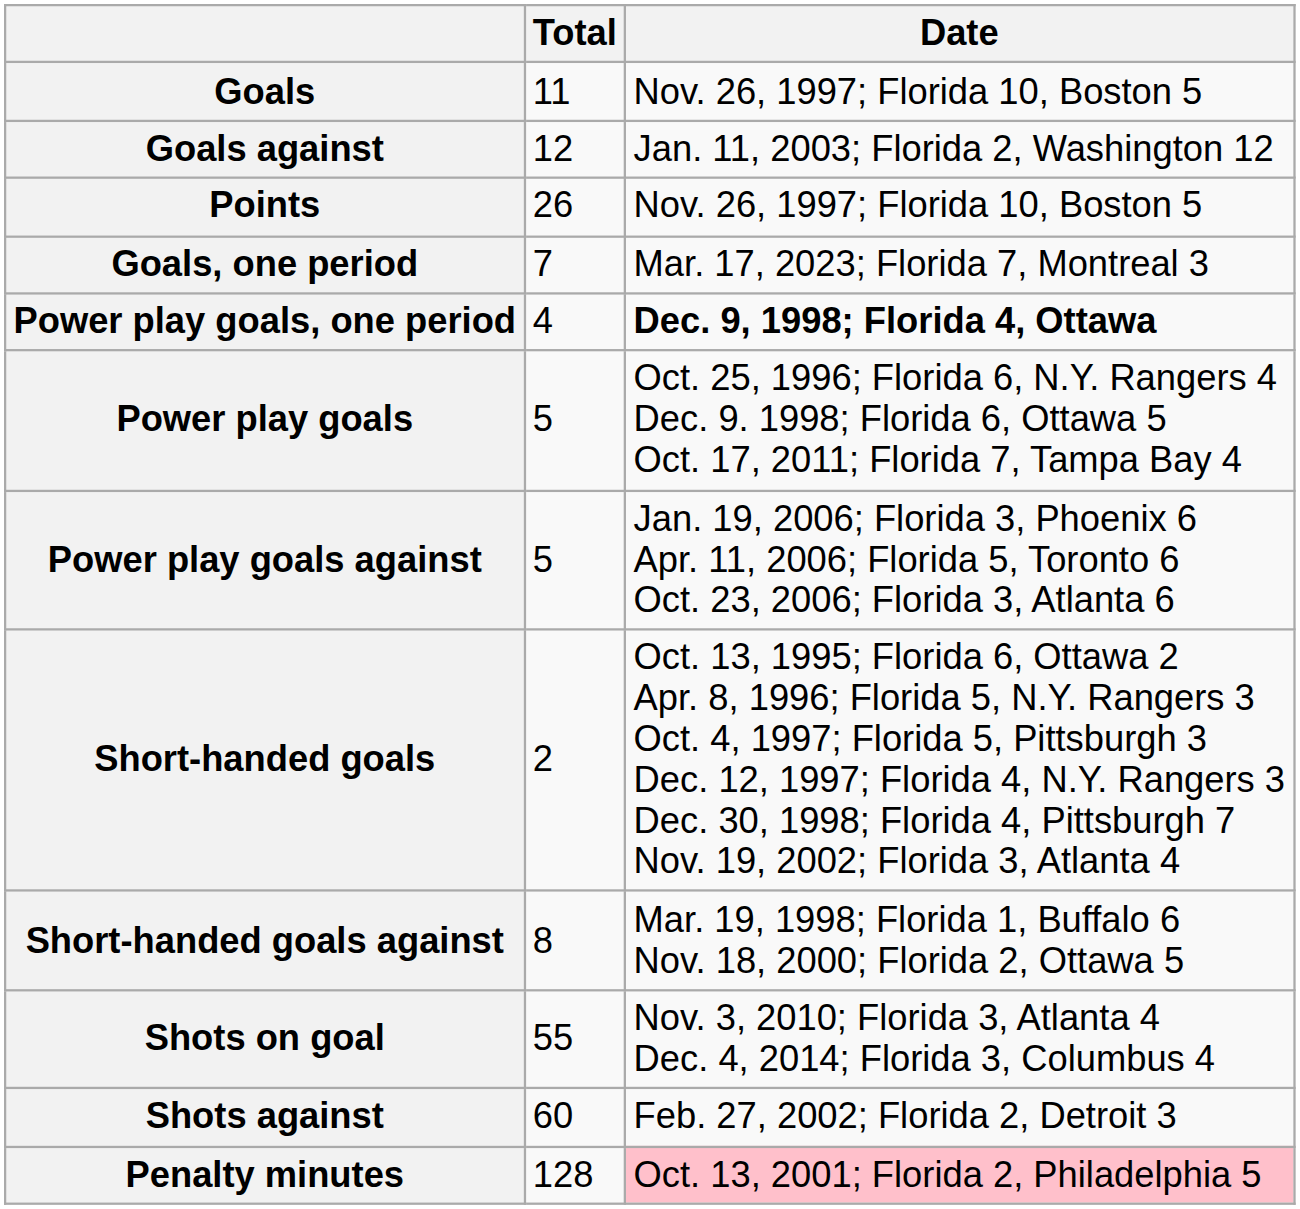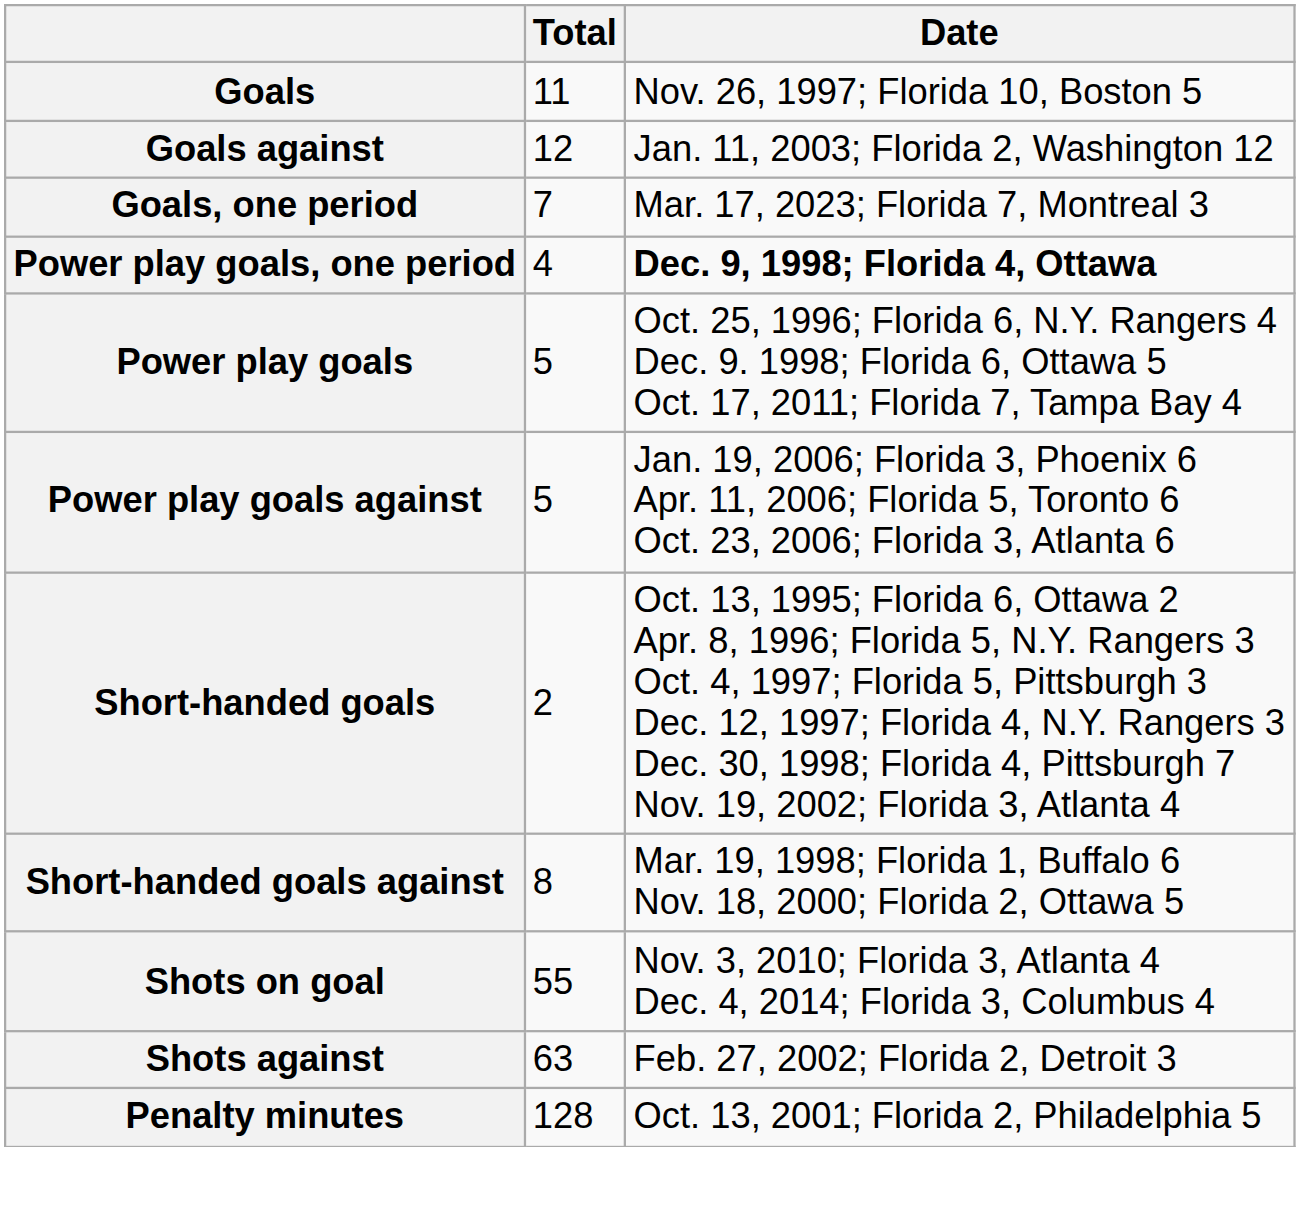- row: (265, 206)
(553, 1116) 60 -> (553, 1058) 63
(948, 1173) pink background -> (948, 1116) no background
